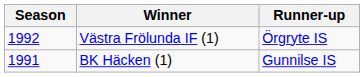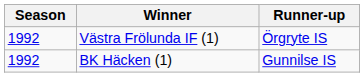(24, 60) 1991 -> (24, 60) 1992
